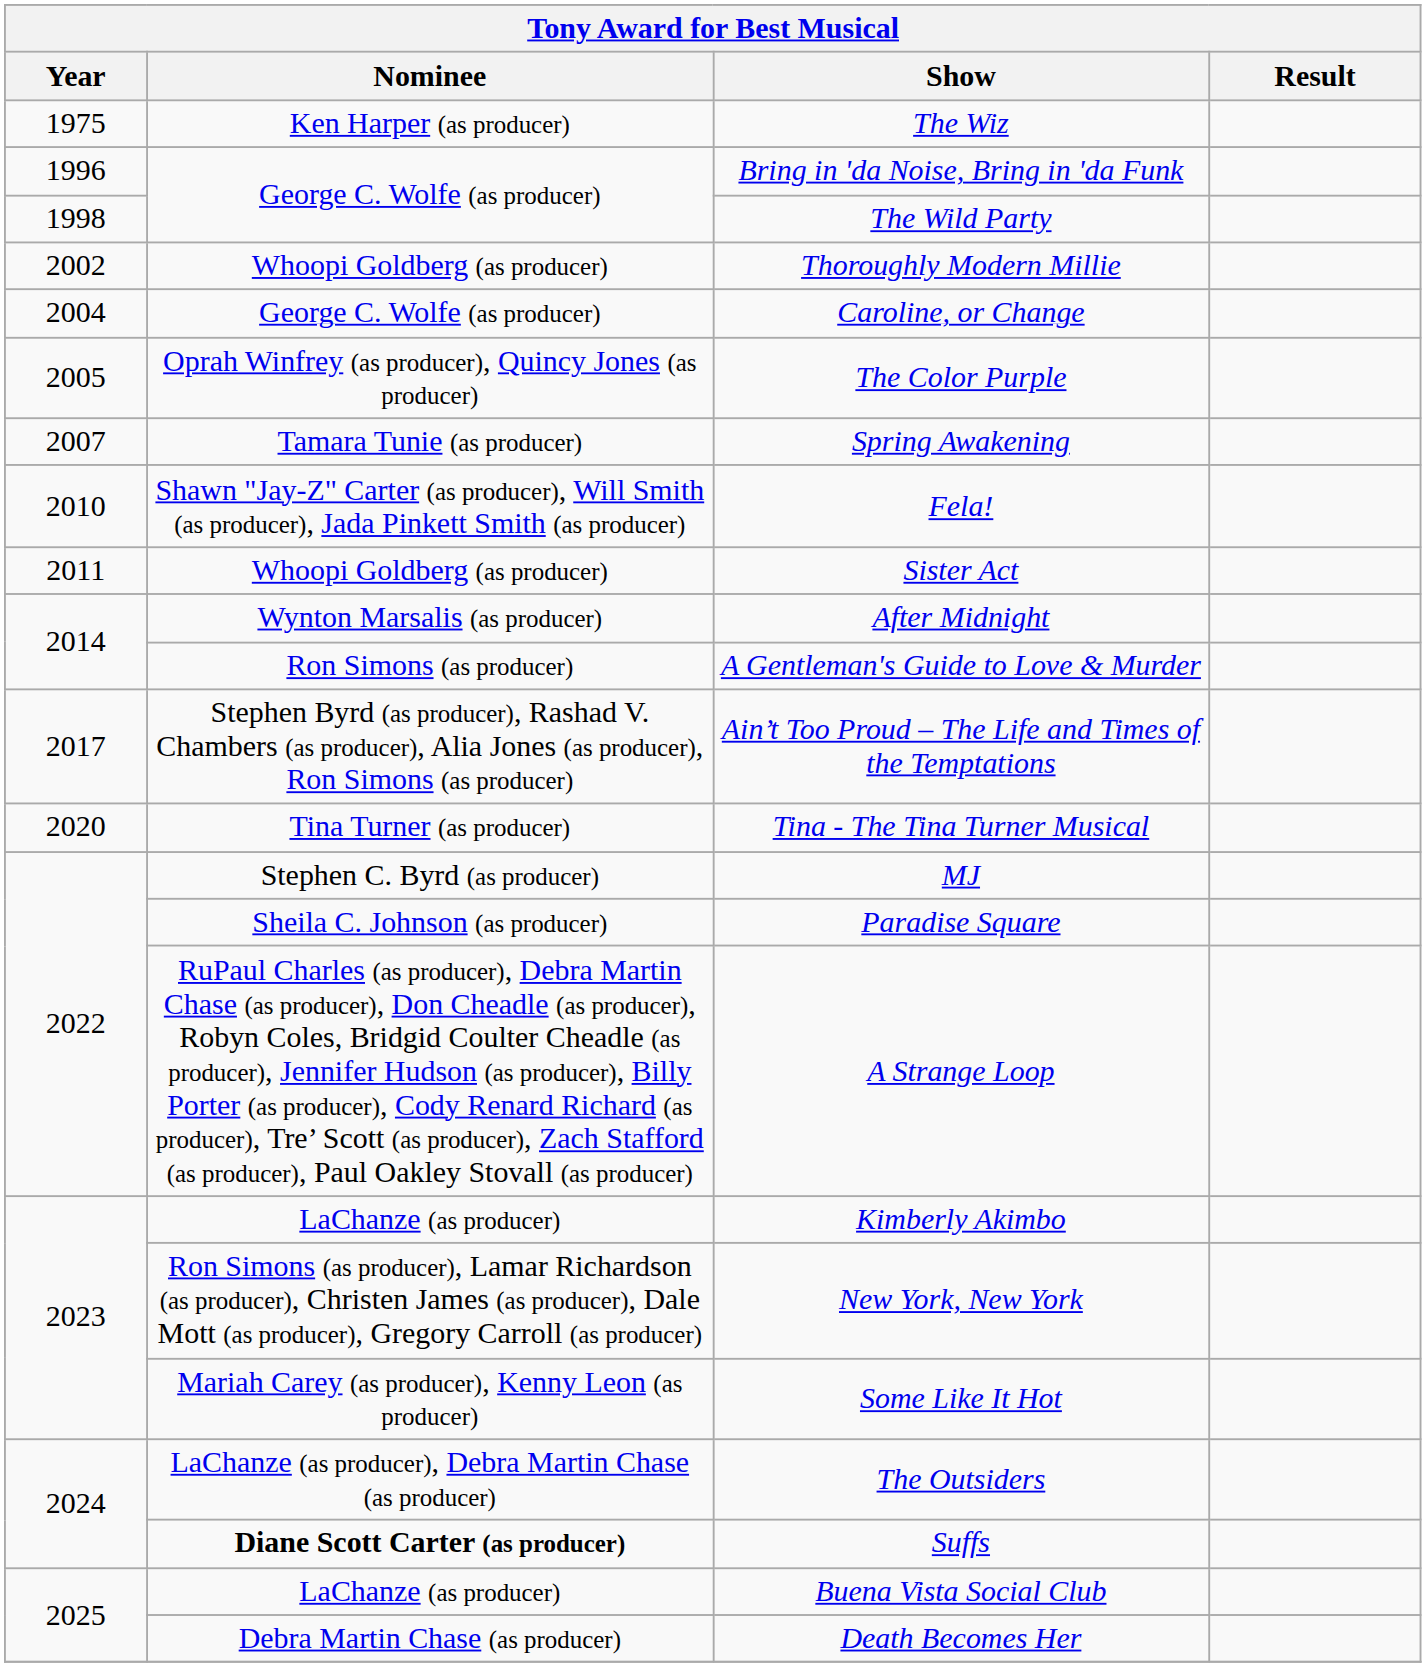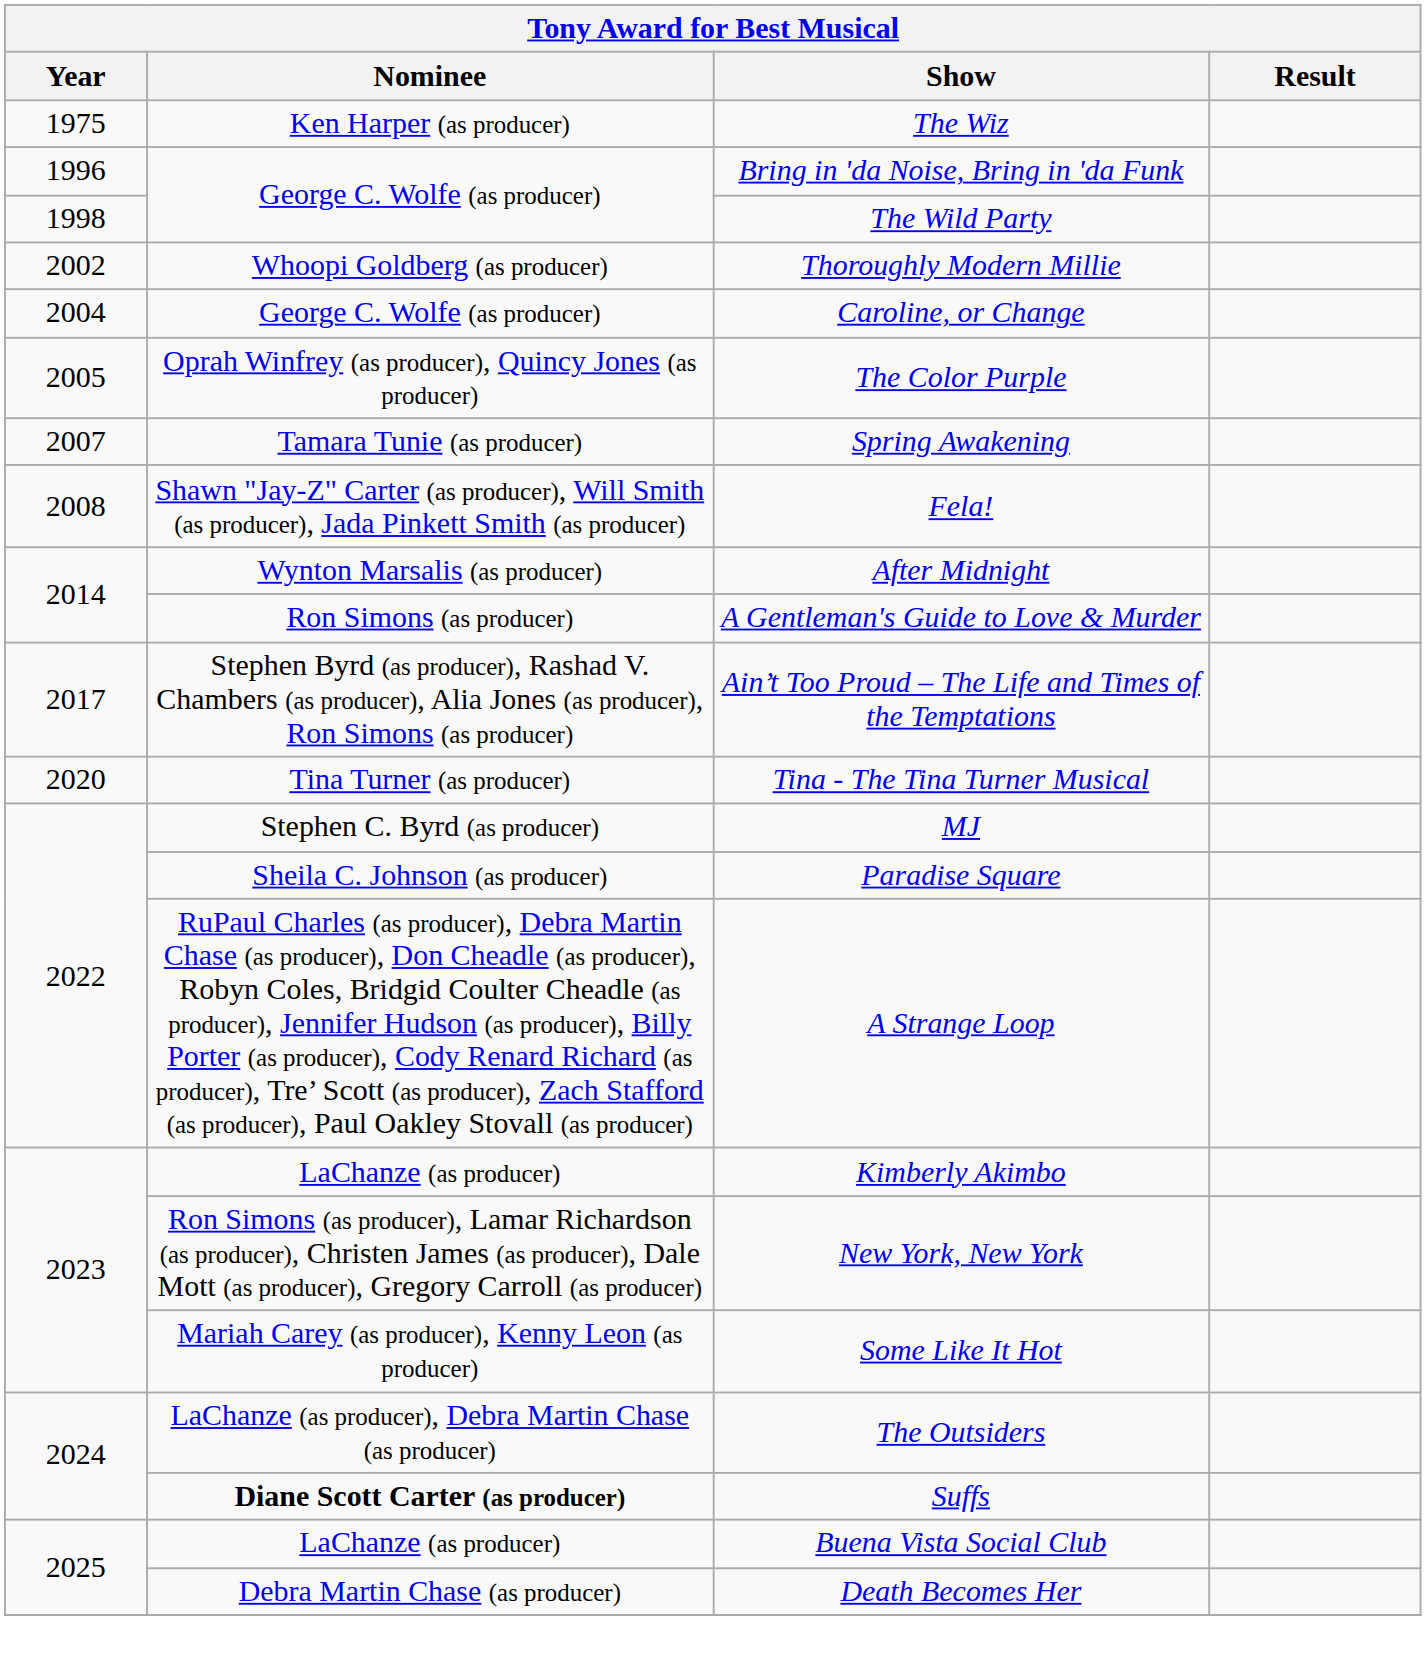(76, 505) 2010 -> (76, 505) 2008
- row: (961, 570)
